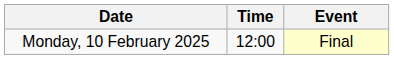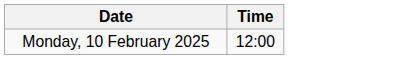- column: (336, 16)
